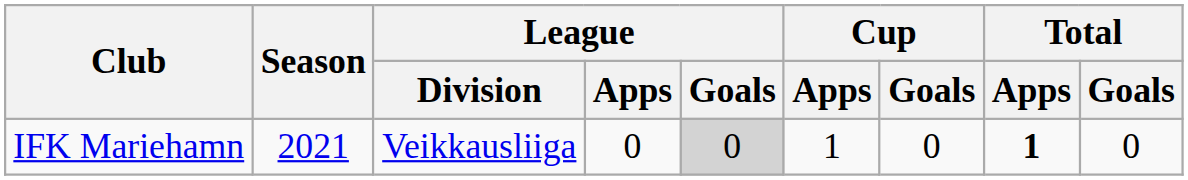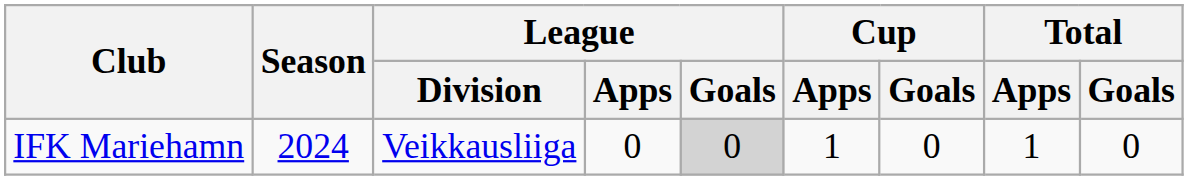(313, 145) 2021 -> (313, 145) 2024
(1031, 145) bold -> (1031, 145) normal
